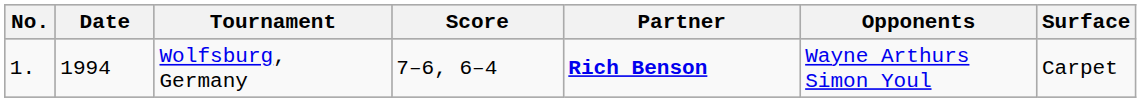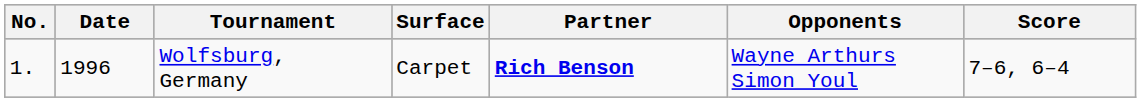columns swapped: (1086, 22) <-> (477, 22)
(86, 68) 1994 -> (86, 68) 1996
